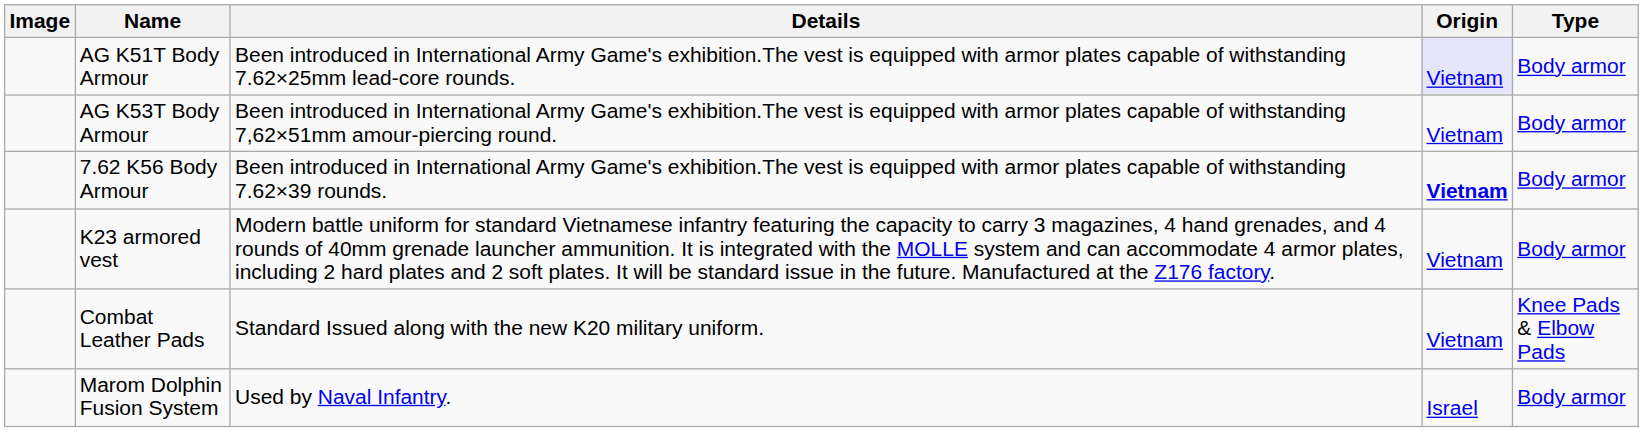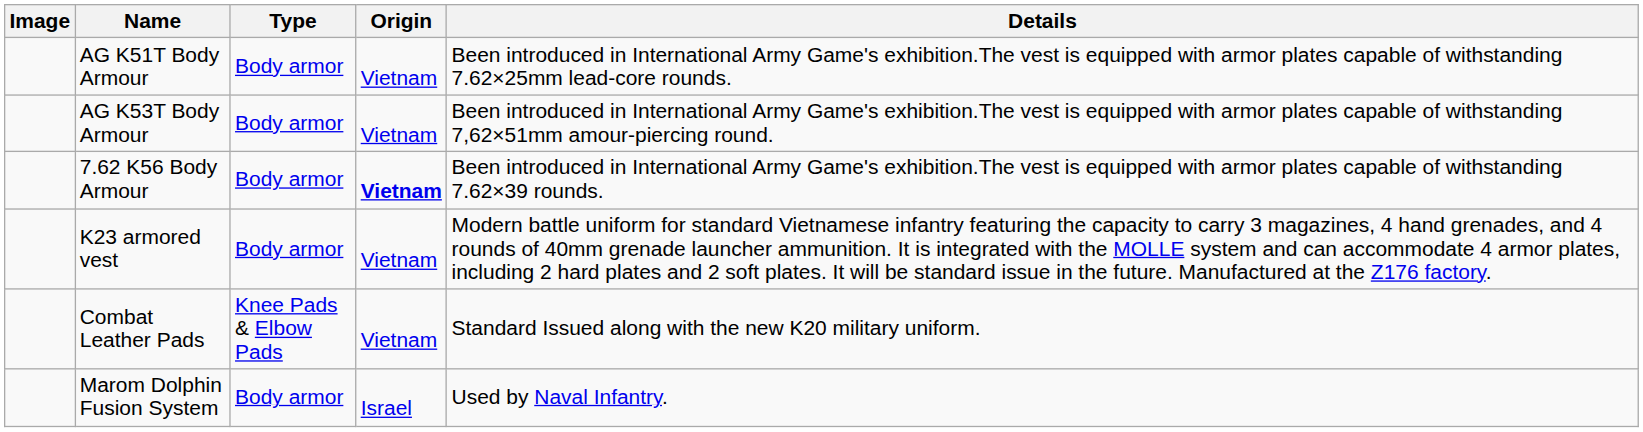columns swapped: (1575, 21) <-> (826, 21)
(1465, 77) lavender background -> (399, 77) no background
